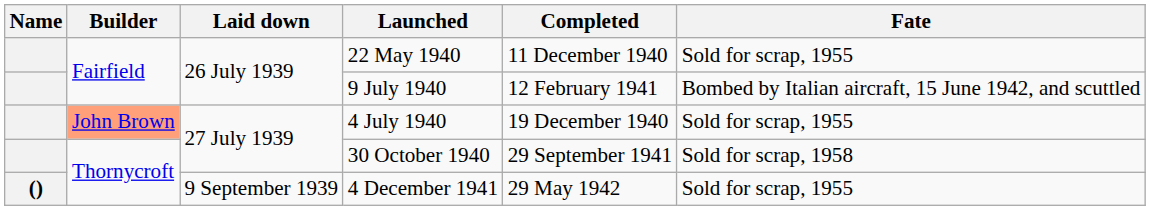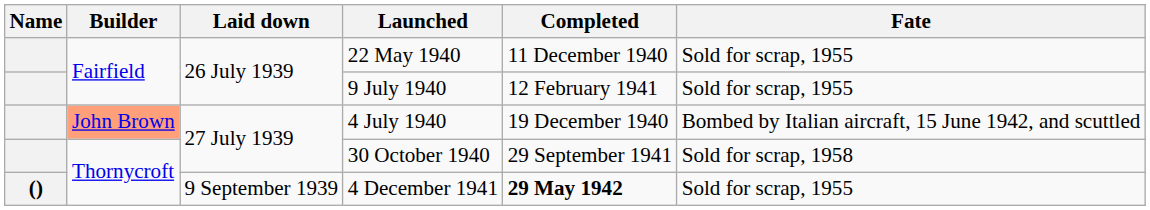(911, 88) Bombed by Italian aircraft, 15 June 1942, and scuttled -> (767, 88) Sold for scrap, 1955
(767, 121) Sold for scrap, 1955 -> (911, 121) Bombed by Italian aircraft, 15 June 1942, and scuttled
(564, 188) normal -> (565, 188) bold
